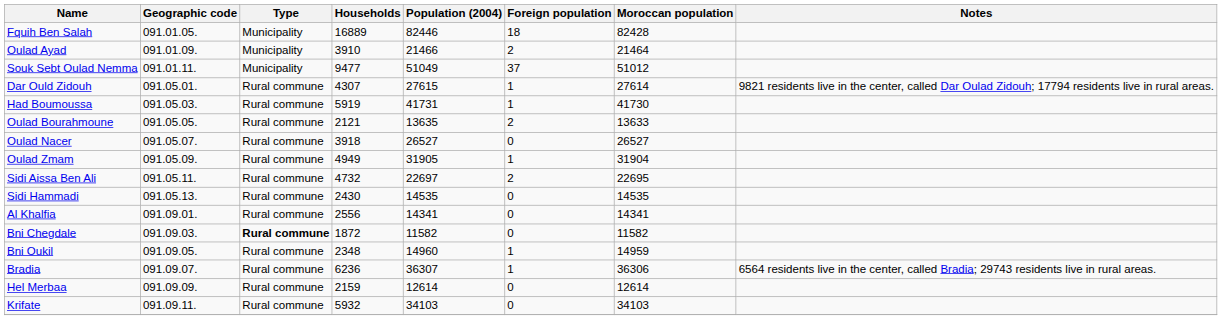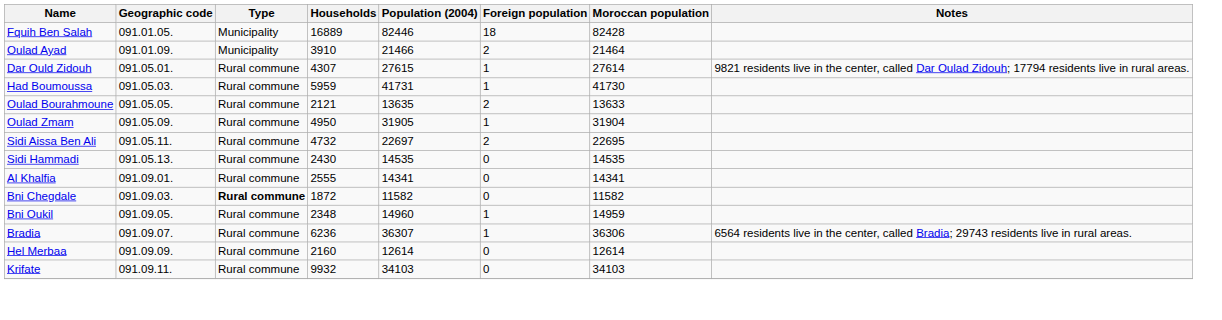- row: (72, 68)
(348, 104) 5919 -> (323, 86) 5959
- row: (39, 141)
(348, 159) 4949 -> (323, 123) 4950
(348, 214) 2556 -> (323, 178) 2555
(348, 287) 2159 -> (323, 251) 2160
(348, 305) 5932 -> (323, 269) 9932
